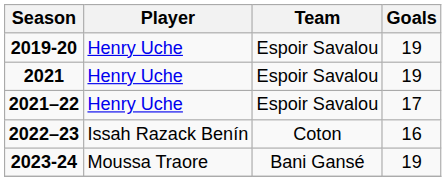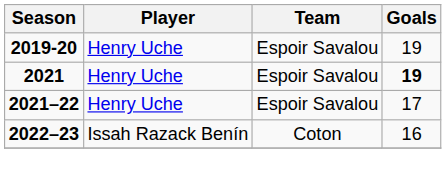(412, 76) normal -> (412, 76) bold
- row: (44, 162)
